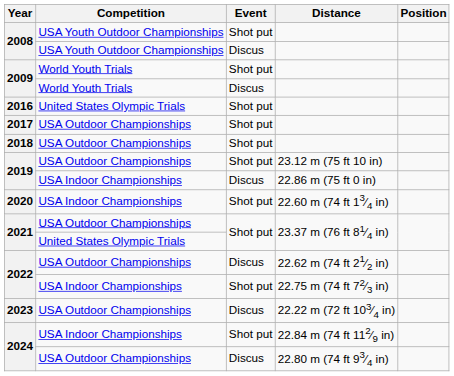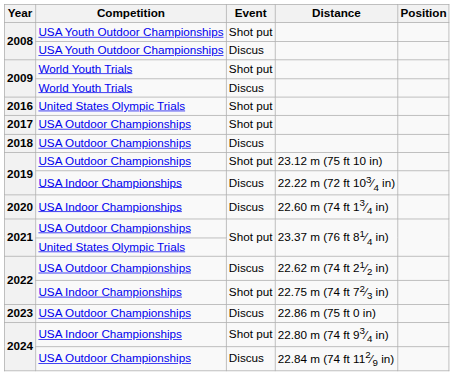(251, 143) Shot put -> (246, 143) Discus
(327, 180) 22.86 m (75 ft 0 in) -> (336, 183) 22.22 m (72 ft 103⁄4 in)
(251, 201) Shot put -> (246, 207) Discus
(336, 311) 22.22 m (72 ft 103⁄4 in) -> (327, 313) 22.86 m (75 ft 0 in)
(336, 335) 22.84 m (74 ft 112⁄9 in) -> (333, 335) 22.80 m (74 ft 93⁄4 in)
(333, 359) 22.80 m (74 ft 93⁄4 in) -> (336, 359) 22.84 m (74 ft 112⁄9 in)
